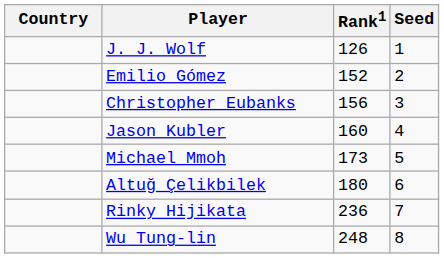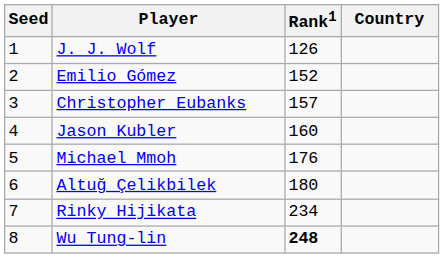columns swapped: (53, 20) <-> (414, 20)
(353, 104) 156 -> (303, 104) 157
(353, 158) 173 -> (303, 158) 176
(353, 212) 236 -> (303, 212) 234
(353, 239) normal -> (303, 239) bold
